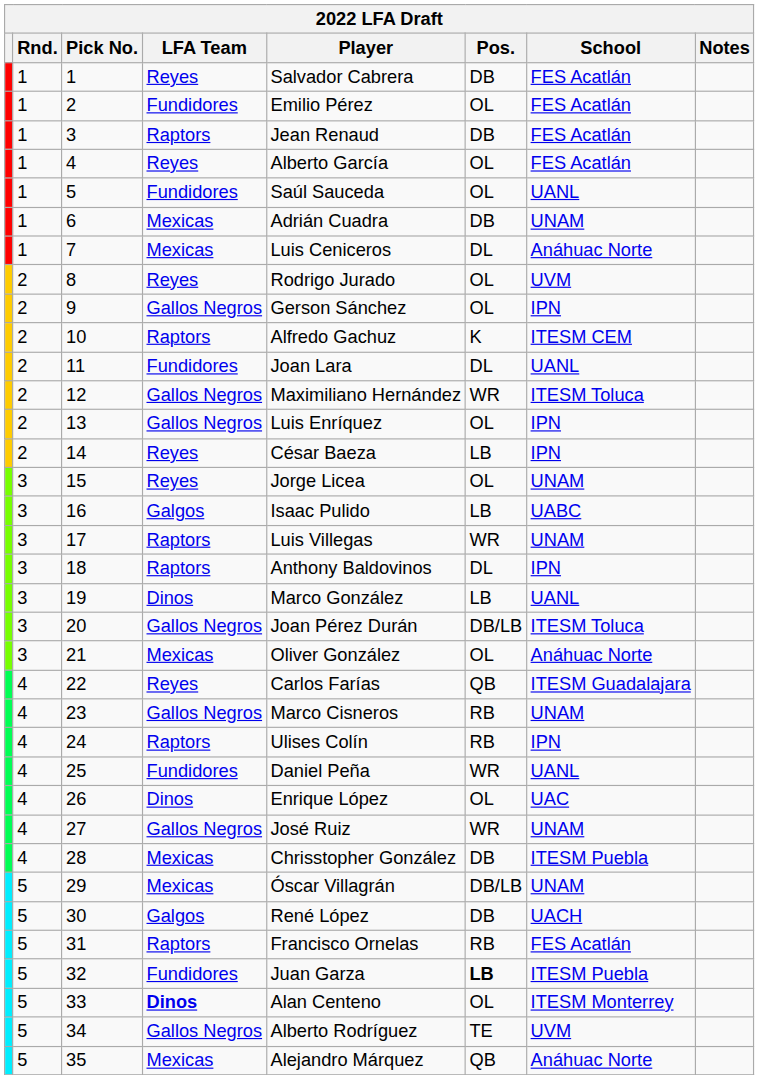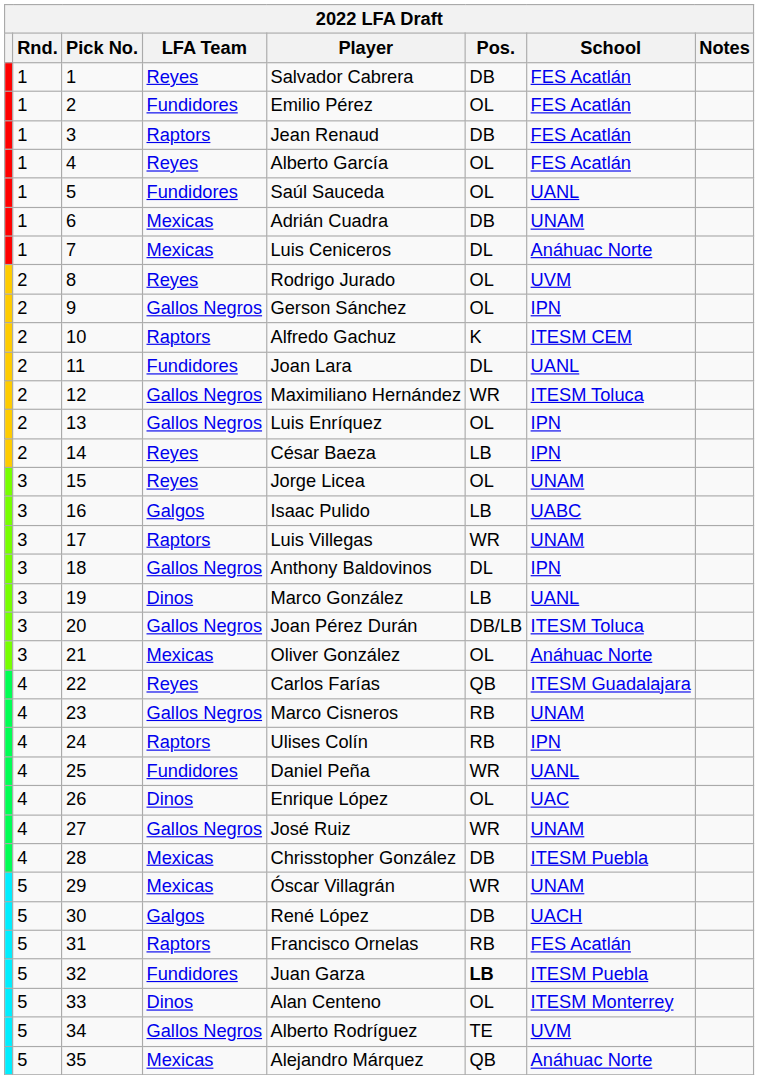(178, 568) Raptors -> (204, 568) Gallos Negros
(496, 886) DB/LB -> (485, 886) WR
(172, 1002) bold -> (170, 1002) normal
